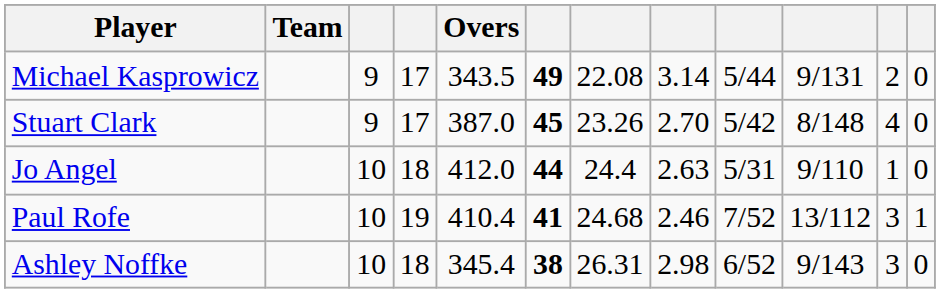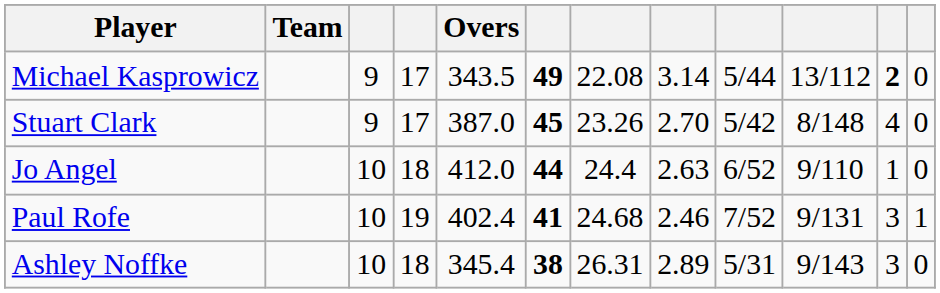(830, 75) 9/131 -> (830, 75) 13/112
(892, 75) normal -> (892, 75) bold
(749, 169) 5/31 -> (749, 169) 6/52
(481, 216) 410.4 -> (481, 216) 402.4
(830, 216) 13/112 -> (830, 216) 9/131
(683, 264) 2.98 -> (683, 264) 2.89
(749, 264) 6/52 -> (749, 264) 5/31
